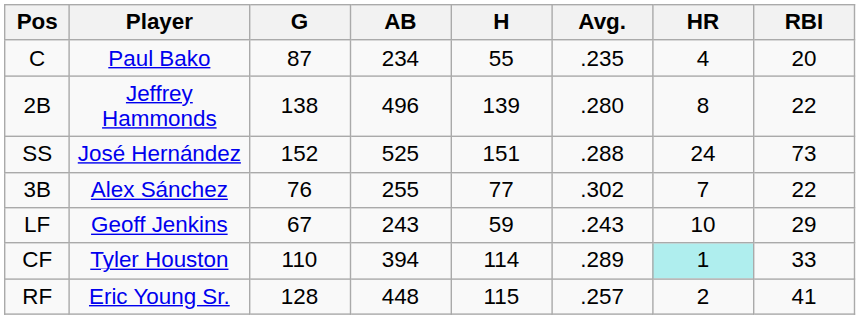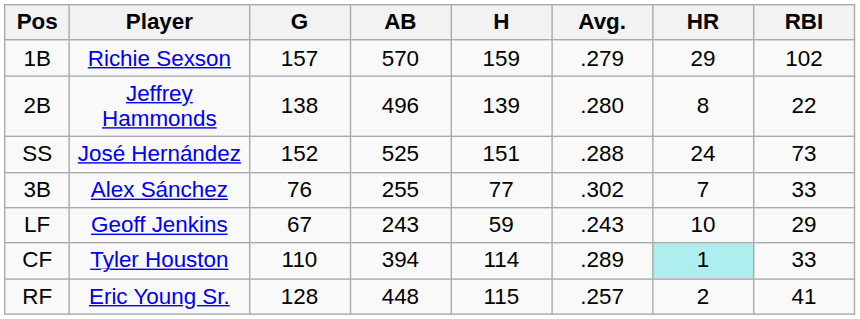- row: (37, 57)
+ row: (37, 57)
(804, 189) 22 -> (804, 189) 33
